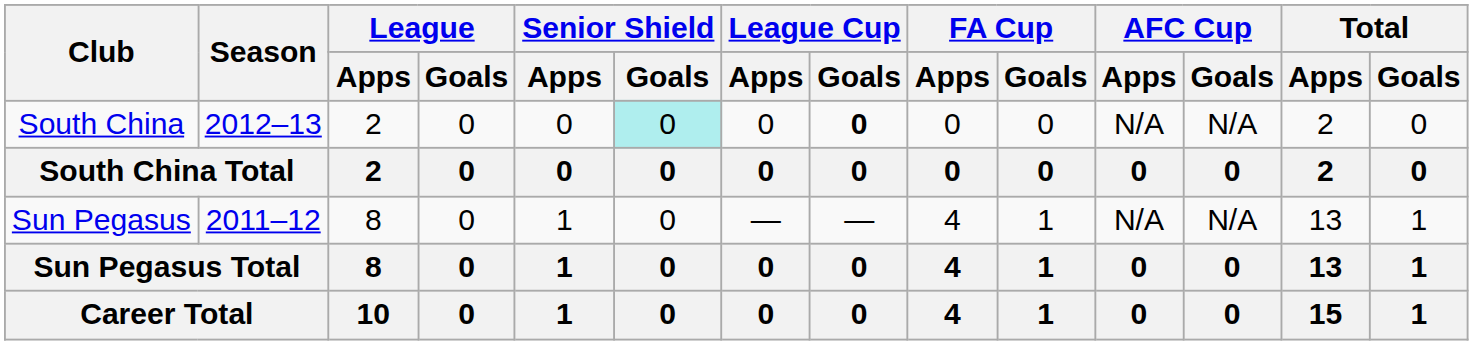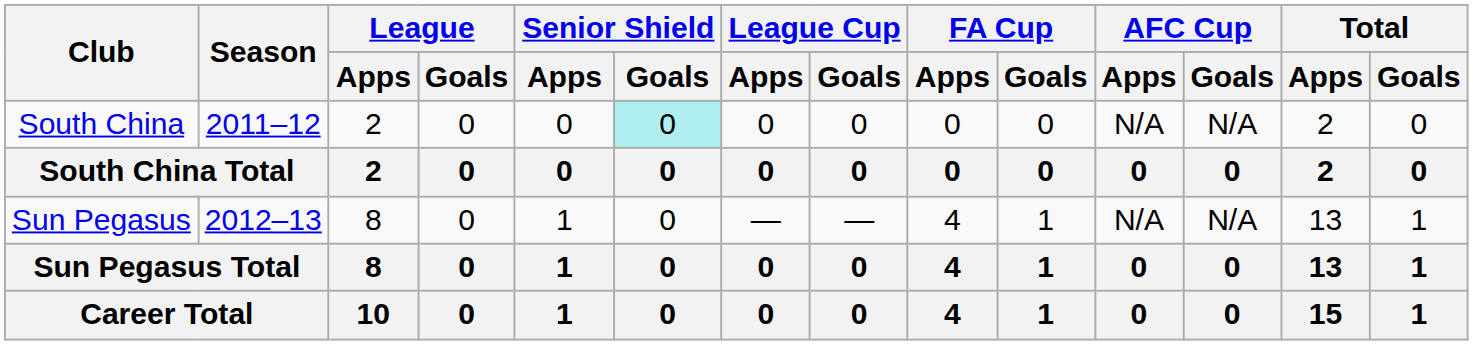(263, 123) 2012–13 -> (263, 123) 2011–12
(859, 123) bold -> (859, 123) normal
(263, 219) 2011–12 -> (263, 219) 2012–13
